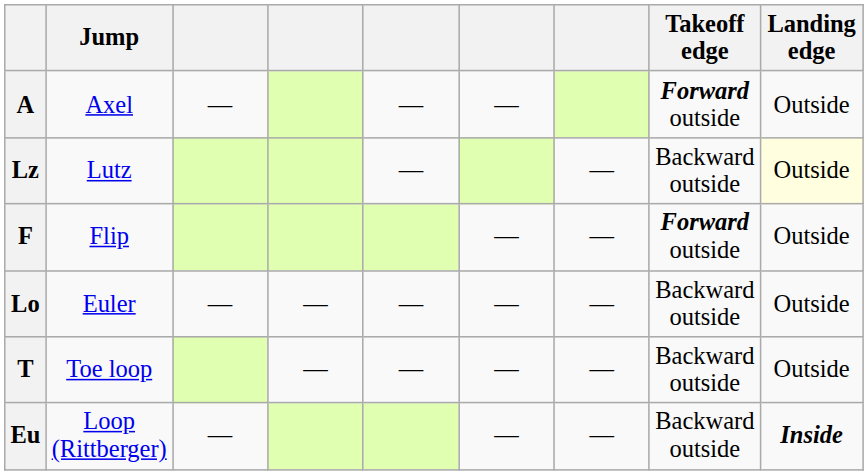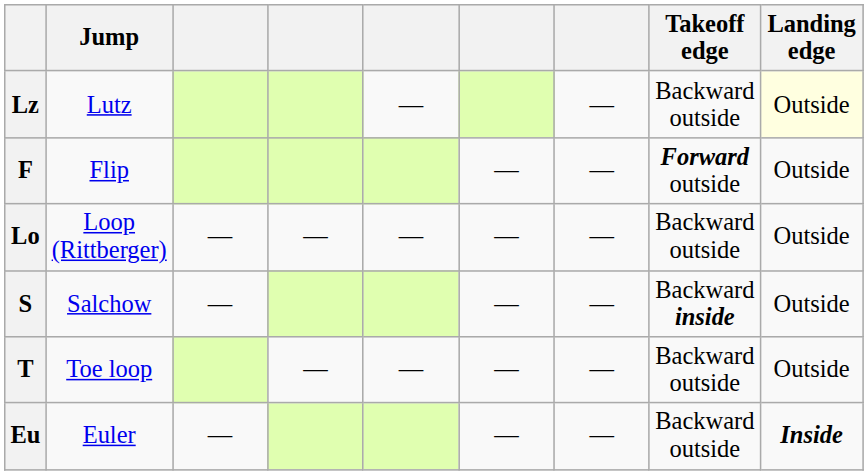- row: (25, 104)
(109, 303) Euler -> (109, 236) Loop (Rittberger)
+ row: (25, 303)
(109, 435) Loop (Rittberger) -> (109, 435) Euler
